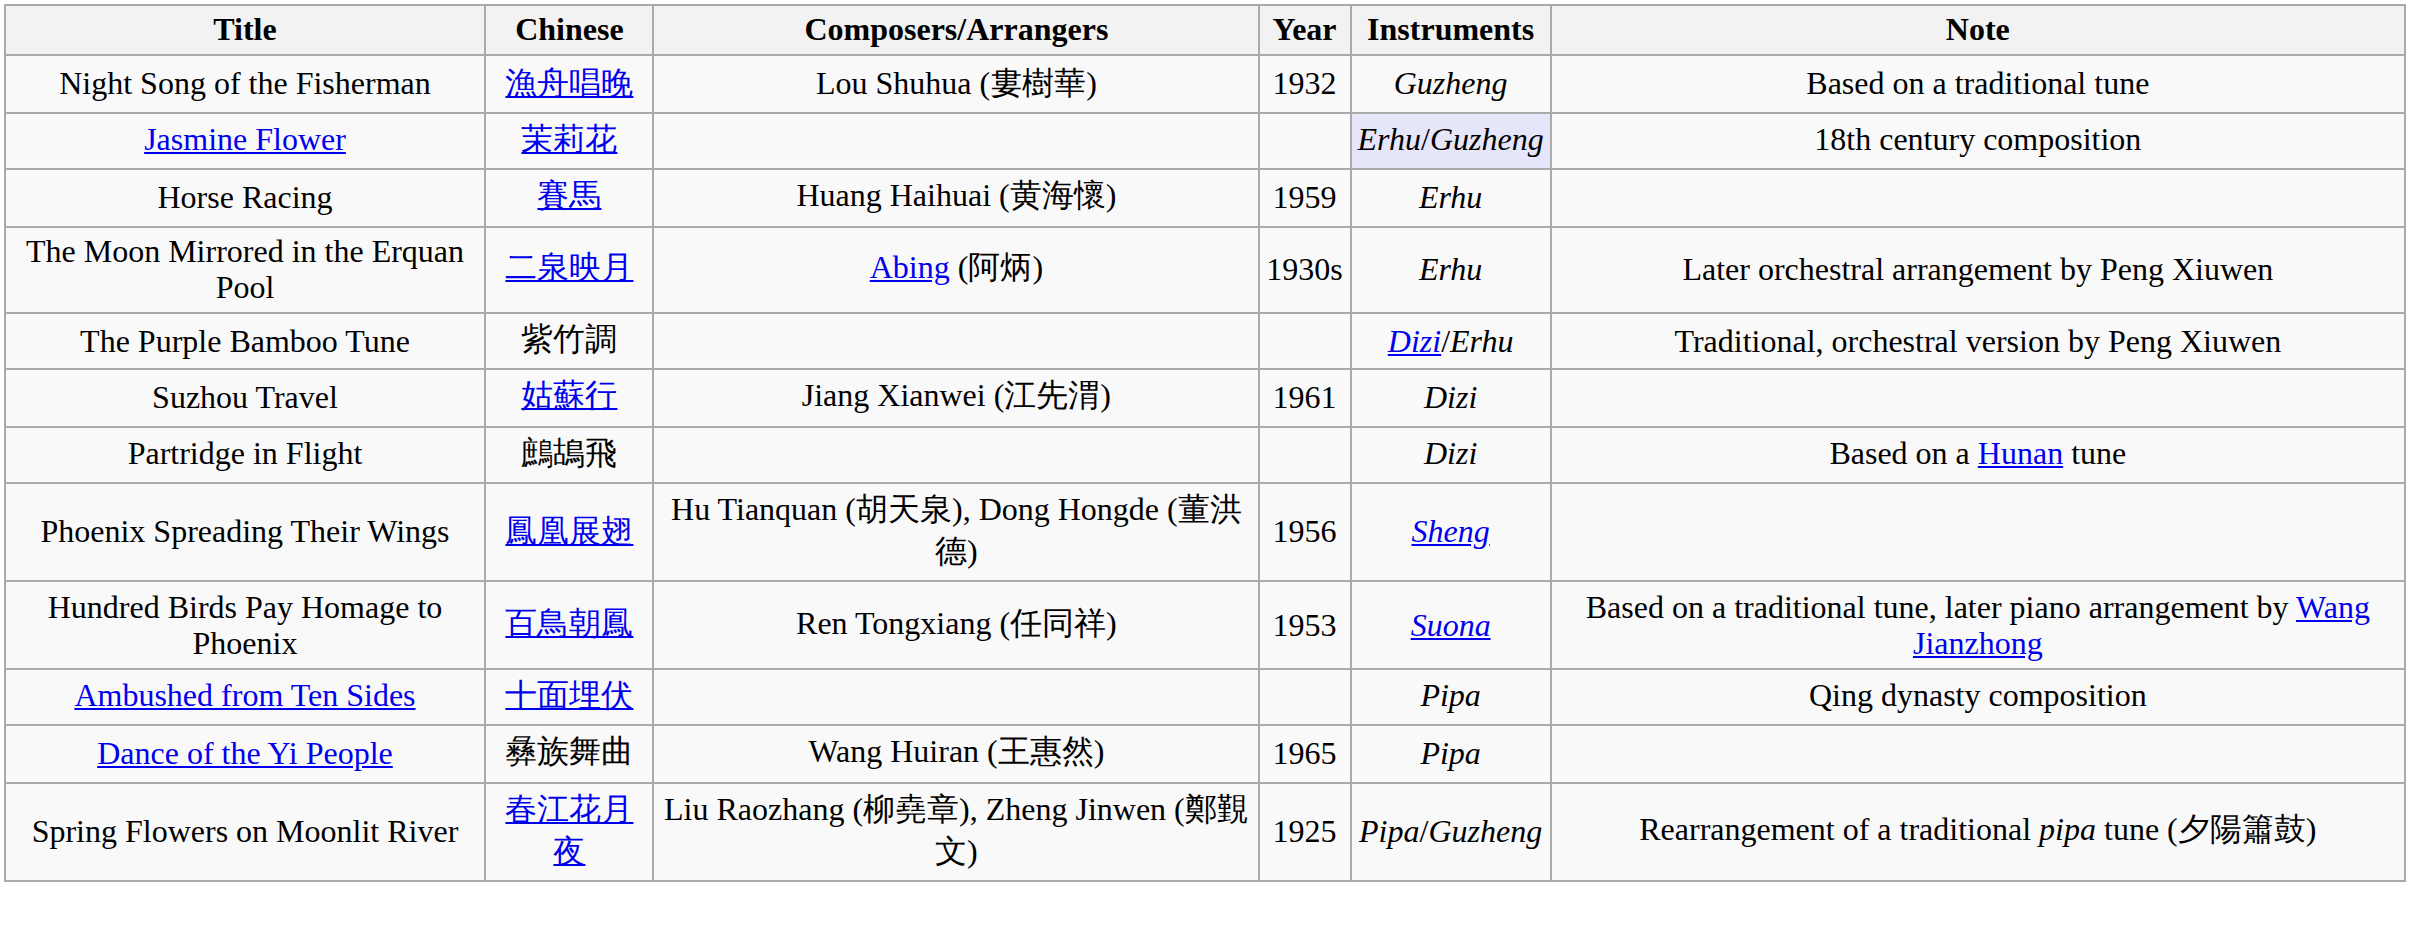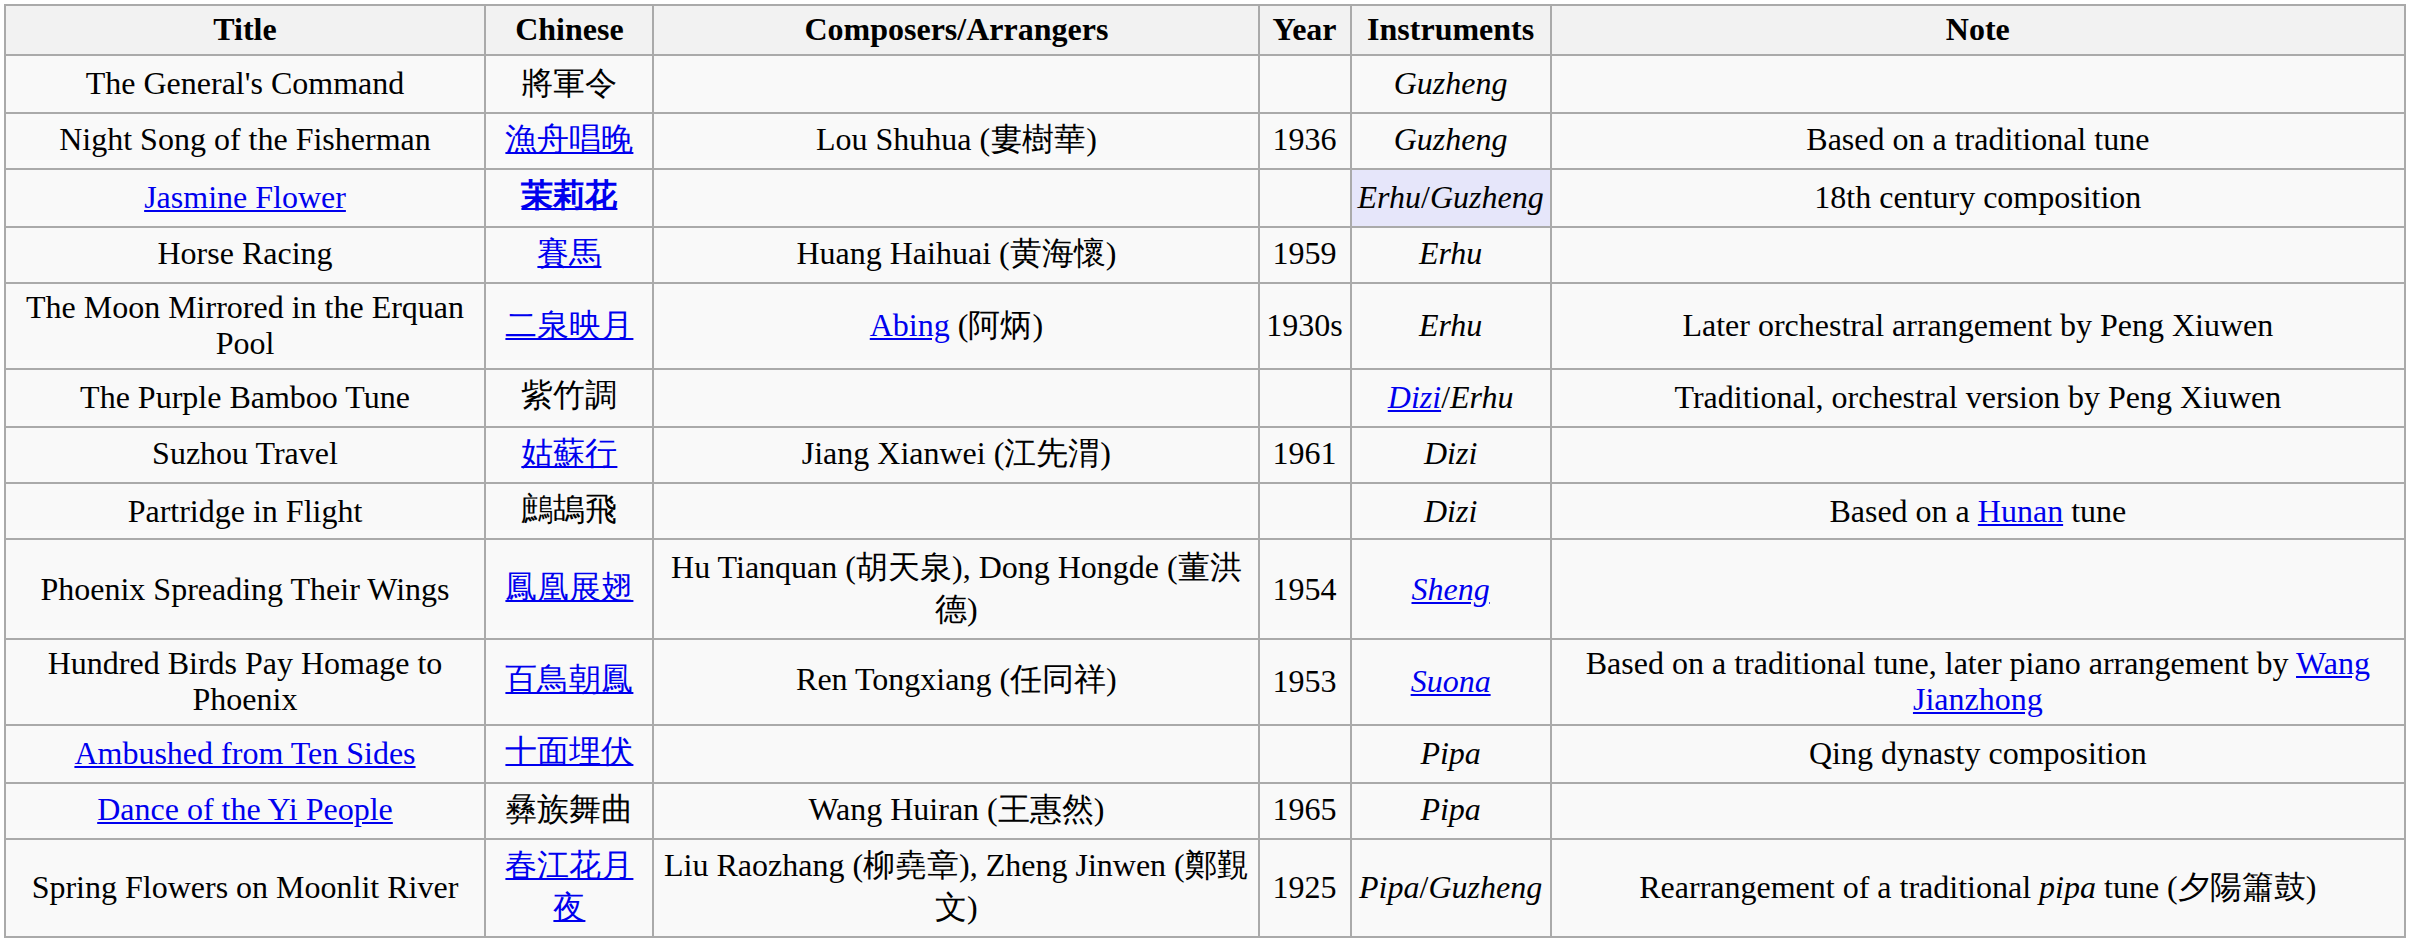+ row: (245, 83)
(1305, 83) 1932 -> (1305, 140) 1936
(569, 139) normal -> (569, 196) bold
(1305, 531) 1956 -> (1305, 588) 1954
